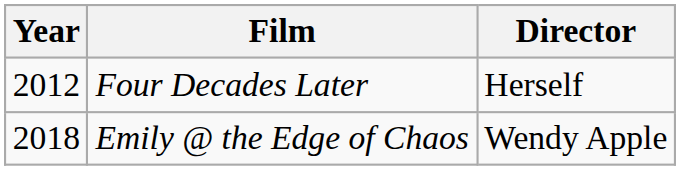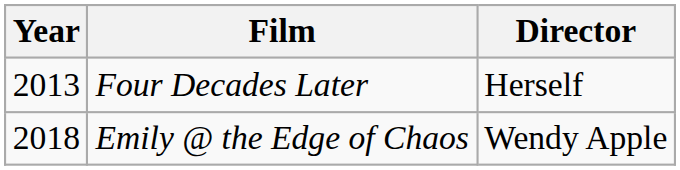(46, 84) 2012 -> (46, 84) 2013
